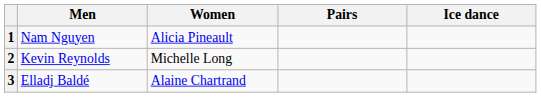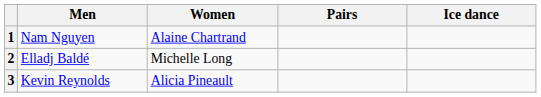(192, 37) Alicia Pineault -> (198, 37) Alaine Chartrand
(65, 59) Kevin Reynolds -> (55, 59) Elladj Baldé
(55, 80) Elladj Baldé -> (65, 80) Kevin Reynolds
(198, 80) Alaine Chartrand -> (192, 80) Alicia Pineault
